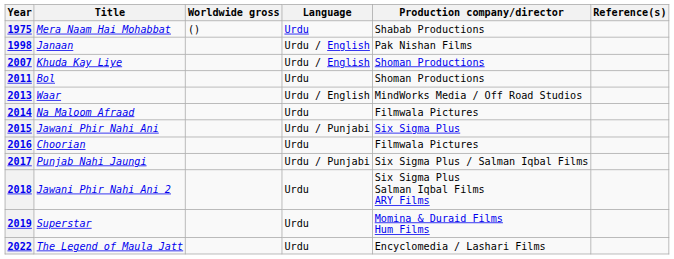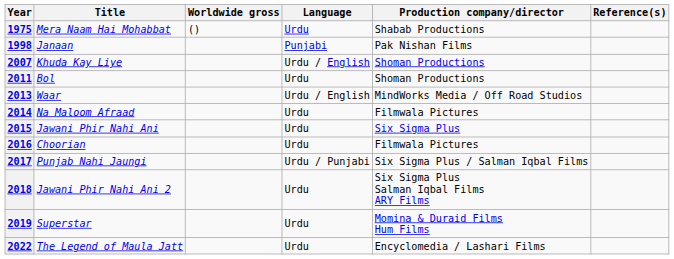(327, 46) Urdu / English -> (306, 46) Punjabi
(327, 128) Urdu / Punjabi -> (297, 128) Urdu
